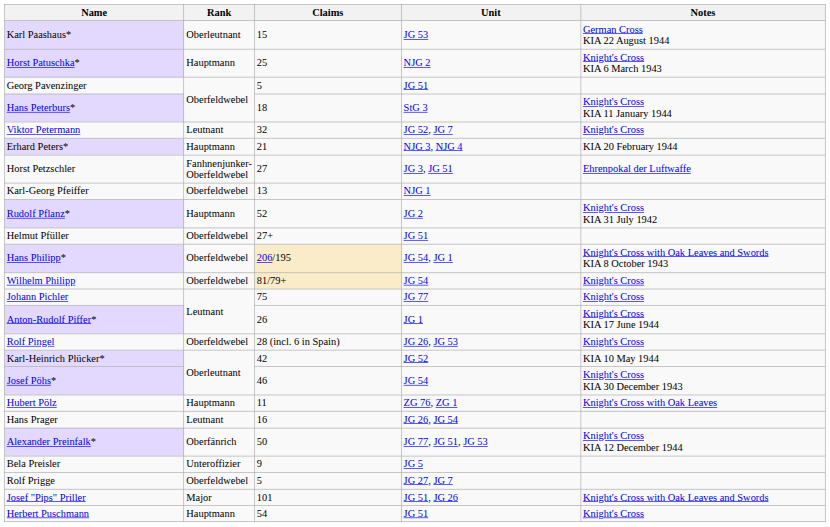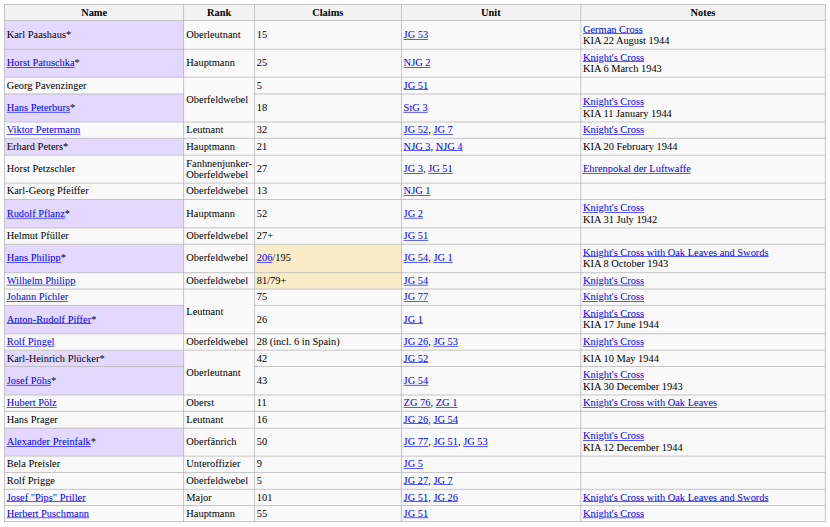(262, 380) 46 -> (262, 380) 43
(211, 403) Hauptmann -> (200, 403) Oberst
(262, 513) 54 -> (262, 513) 55
